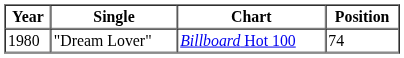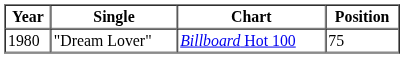(336, 40) 74 -> (336, 40) 75
